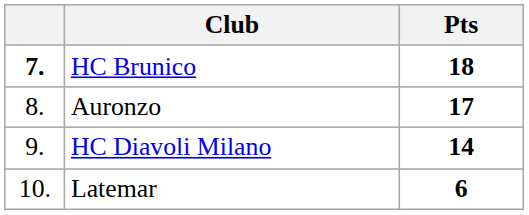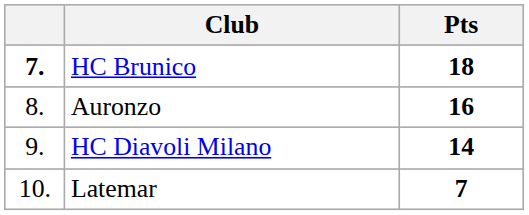(461, 106) 17 -> (461, 106) 16
(461, 188) 6 -> (461, 188) 7
